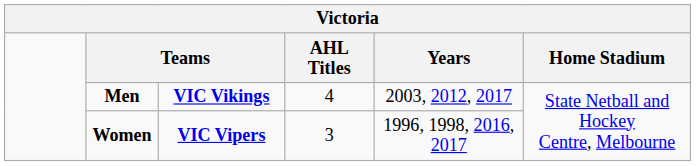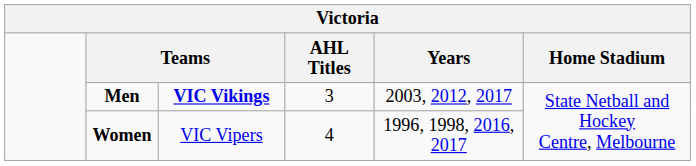(329, 96) 4 -> (329, 96) 3
(221, 135) bold -> (221, 135) normal
(329, 135) 3 -> (329, 135) 4
